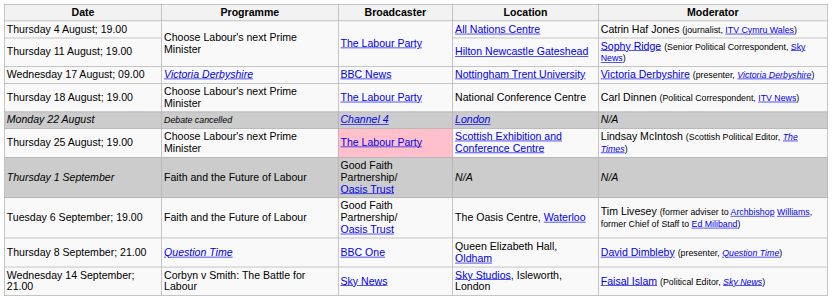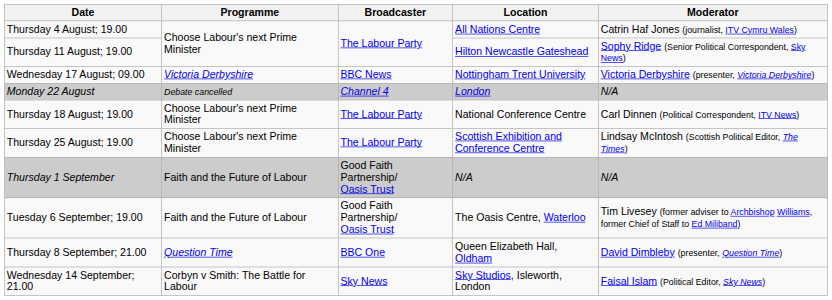rows swapped: (70, 97) <-> (51, 120)
(381, 143) pink background -> (381, 143) no background
